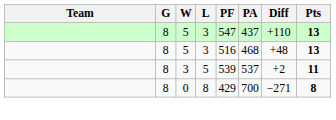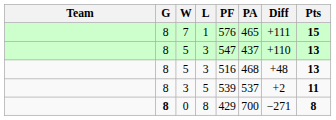+ row: (186, 32)
(166, 87) normal -> (166, 106) bold
